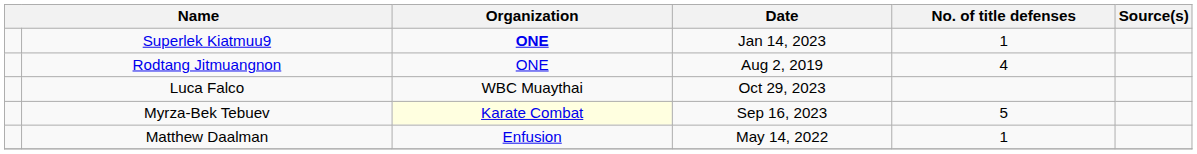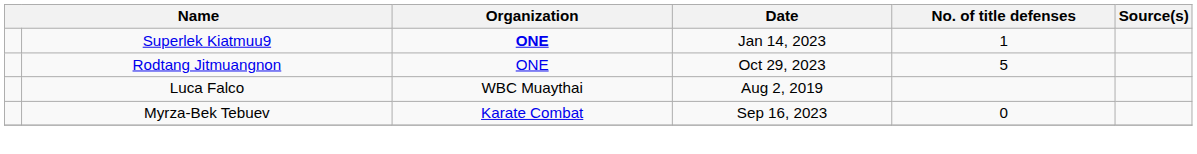(782, 64) Aug 2, 2019 -> (782, 64) Oct 29, 2023
(1004, 64) 4 -> (1004, 64) 5
(782, 88) Oct 29, 2023 -> (782, 88) Aug 2, 2019
(532, 112) lightyellow background -> (532, 112) no background
(1004, 112) 5 -> (1004, 112) 0
- row: (207, 137)
